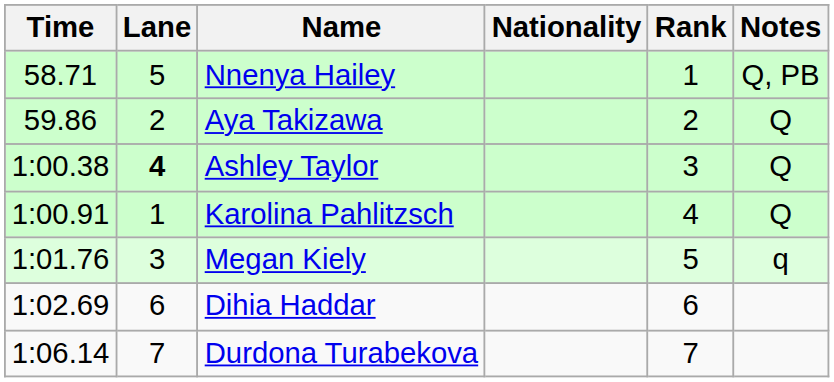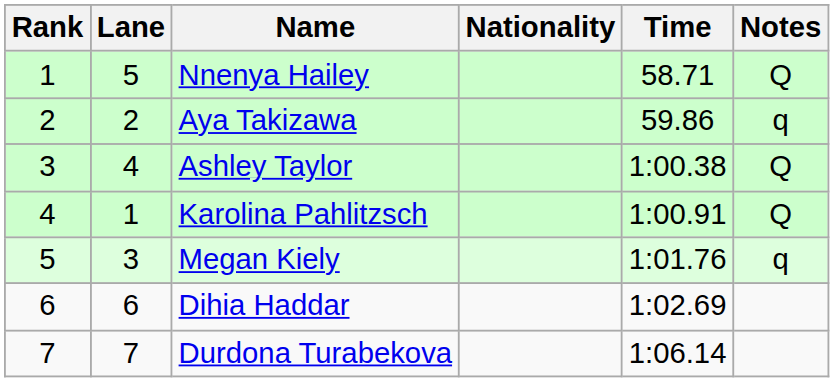columns swapped: (691, 27) <-> (61, 27)
(781, 74) Q, PB -> (781, 74) Q
(781, 120) Q -> (781, 120) q
(157, 167) bold -> (131, 167) normal
